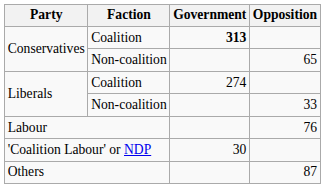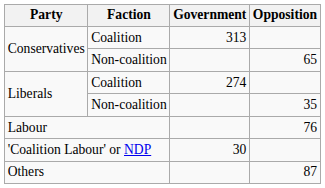(236, 37) bold -> (236, 37) normal
(310, 105) 33 -> (310, 105) 35
